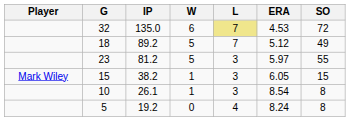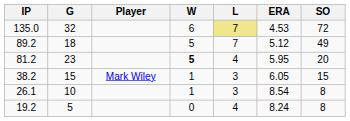columns swapped: (43, 12) <-> (148, 12)
(192, 60) normal -> (192, 60) bold
(235, 60) 3 -> (235, 60) 4
(279, 60) 5.97 -> (279, 60) 5.95
(323, 60) 55 -> (323, 60) 20
